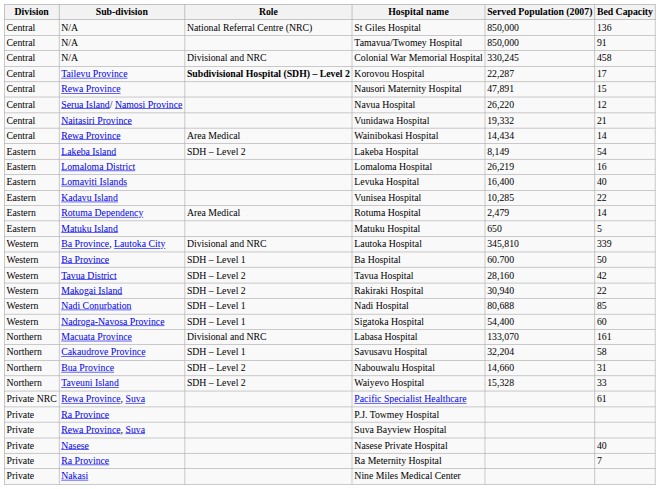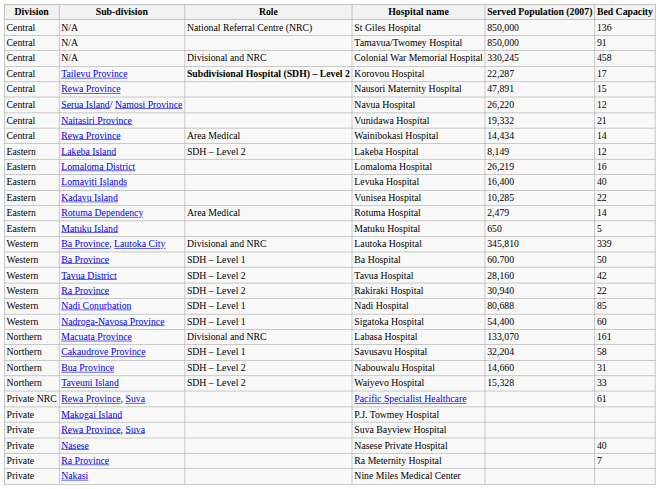(602, 151) 54 -> (602, 151) 12
(92, 290) Makogai Island -> (85, 290) Ra Province
(85, 414) Ra Province -> (92, 414) Makogai Island
